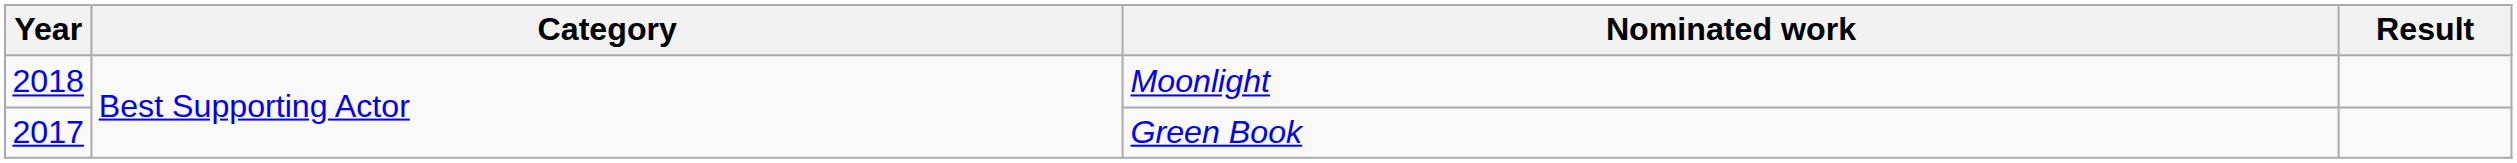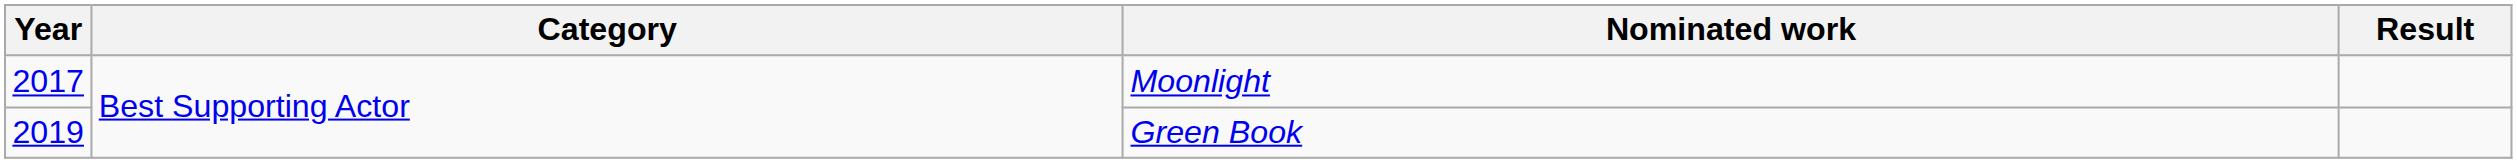(48, 81) 2018 -> (48, 81) 2017
(48, 132) 2017 -> (48, 132) 2019
